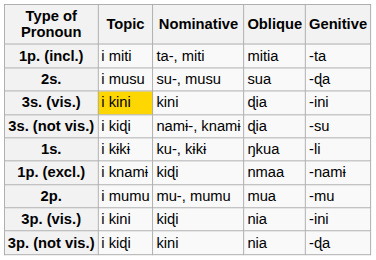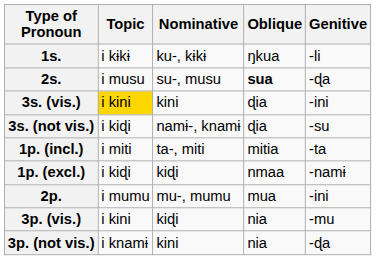rows swapped: (51, 149) <-> (51, 56)
(259, 79) normal -> (260, 79) bold
(125, 172) i knamɨ -> (116, 172) i kiɖi
(322, 196) -mu -> (319, 196) -ini
(319, 219) -ini -> (322, 219) -mu
(116, 242) i kiɖi -> (125, 242) i knamɨ
